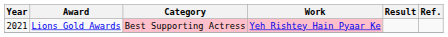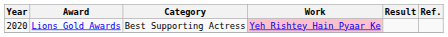(17, 26) 2021 -> (17, 26) 2020
(185, 26) pink background -> (185, 26) no background
